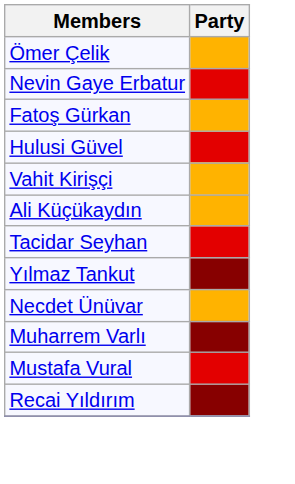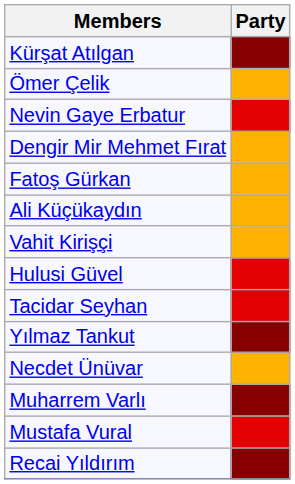+ row: (72, 53)
+ row: (118, 147)
rows swapped: (66, 147) <-> (76, 211)
